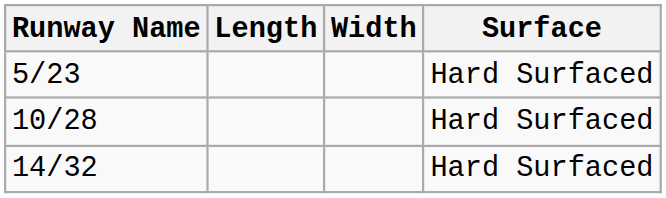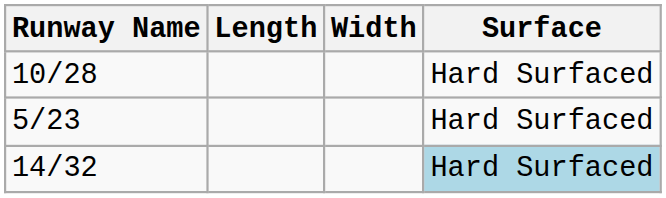rows swapped: (46, 75) <-> (55, 122)
(542, 168) no background -> (542, 168) lightblue background
